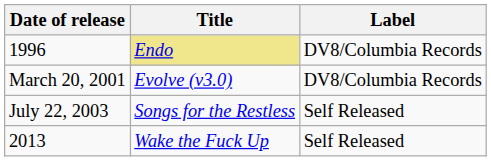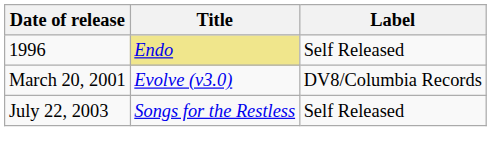(393, 50) DV8/Columbia Records -> (354, 50) Self Released
- row: (27, 141)
